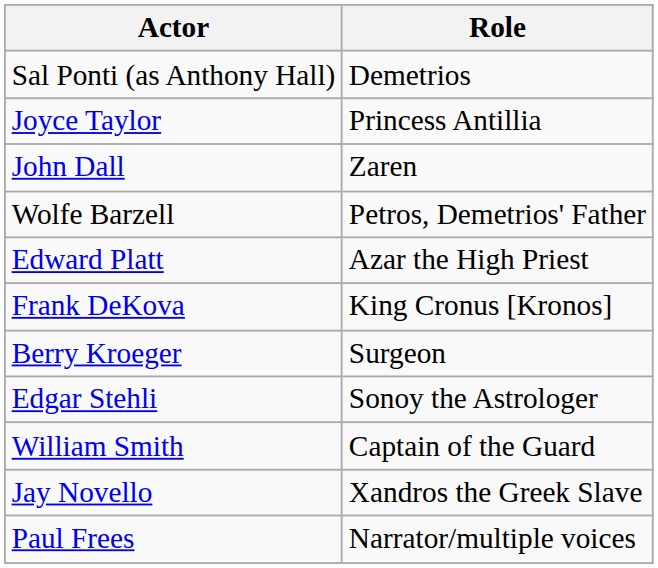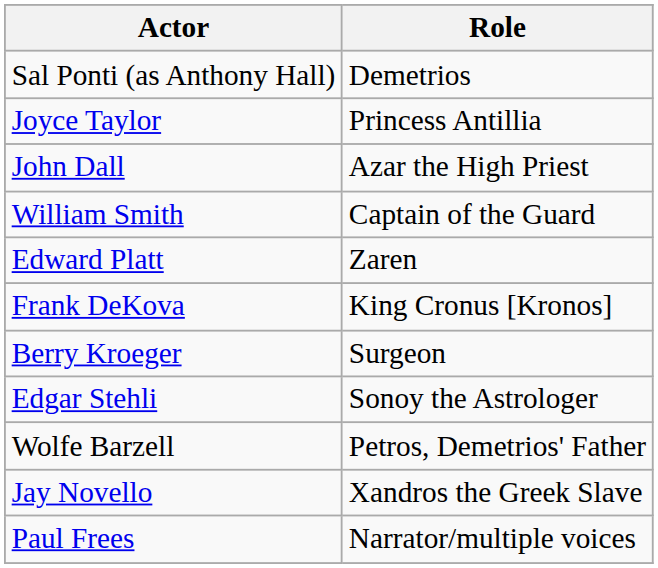(383, 167) Zaren -> (469, 167) Azar the High Priest
rows swapped: (98, 445) <-> (93, 213)
(469, 259) Azar the High Priest -> (383, 259) Zaren
